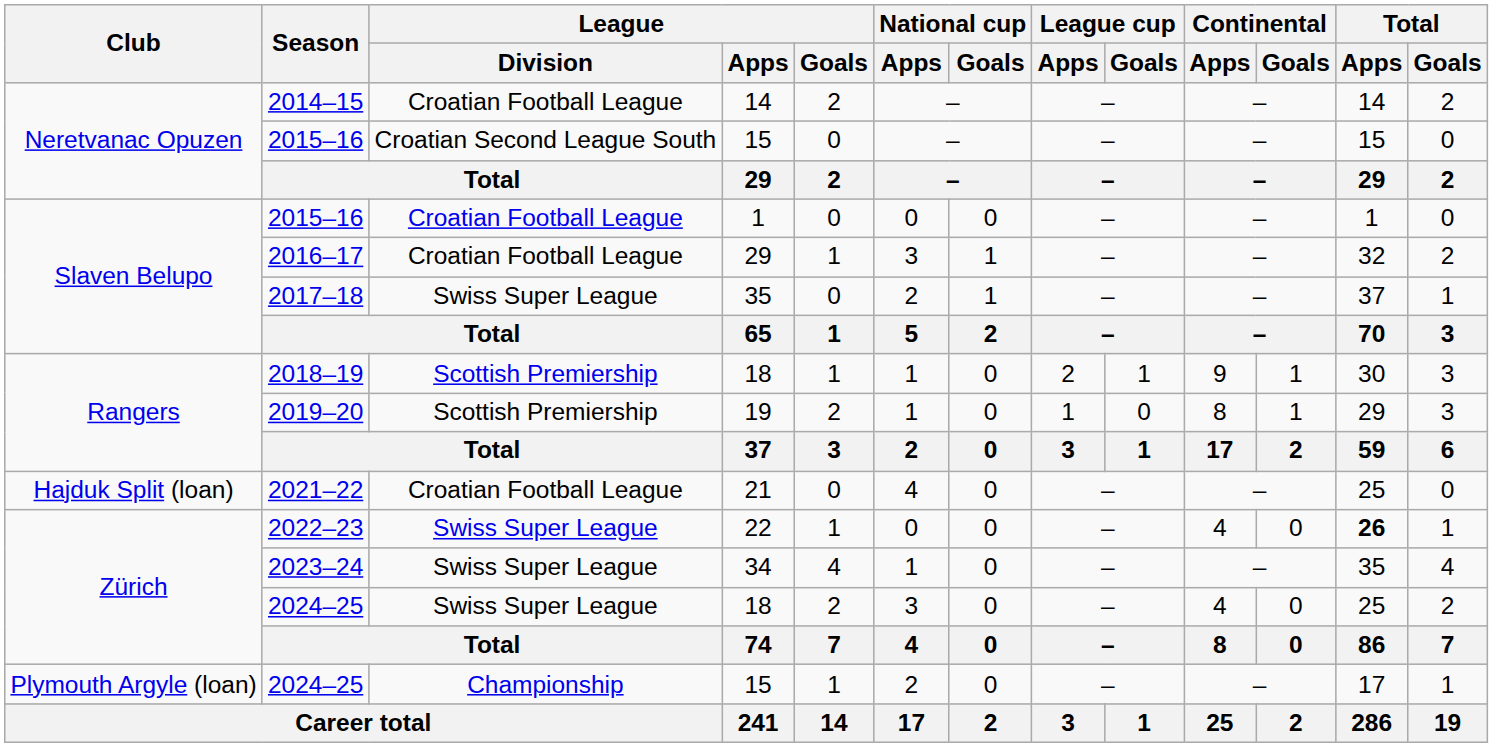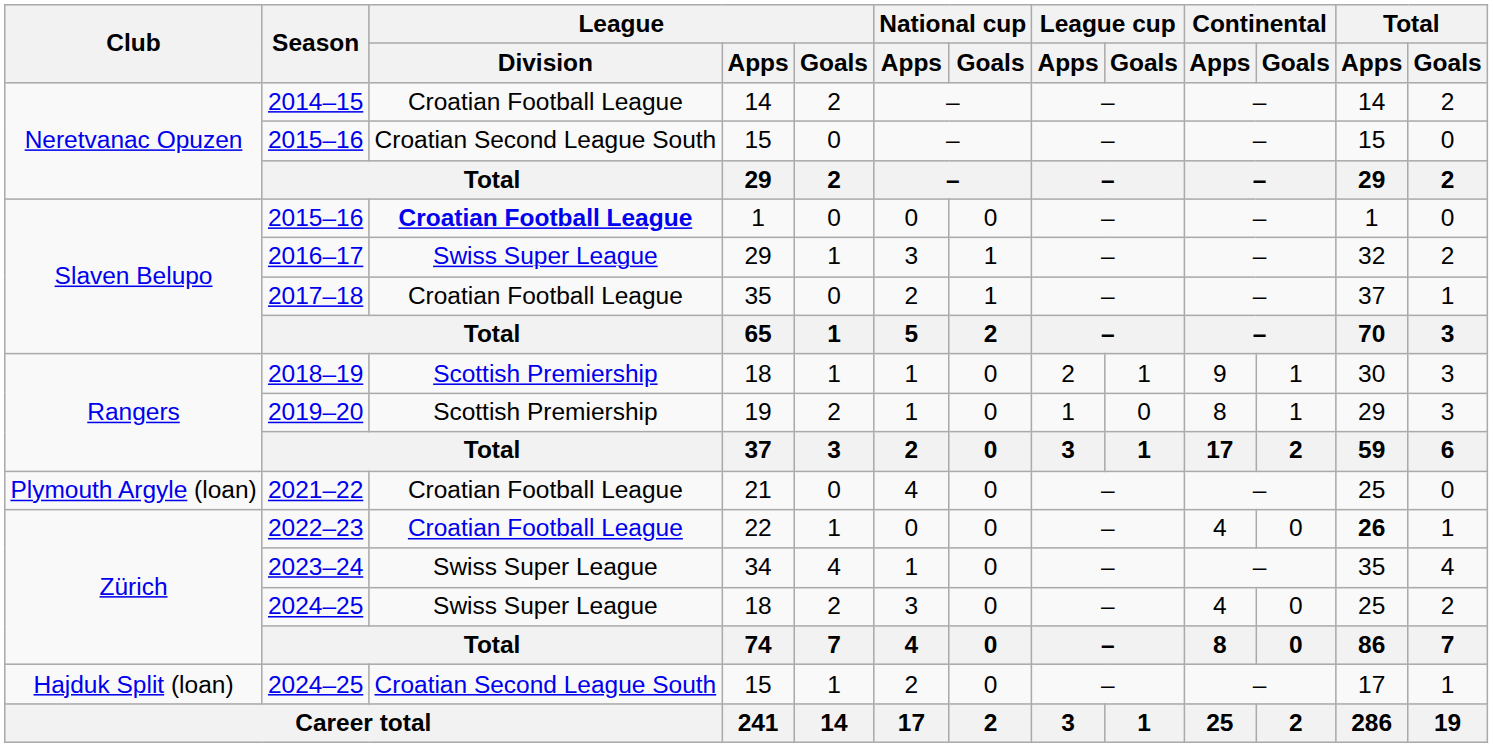(545, 218) normal -> (545, 218) bold
(545, 256) Croatian Football League -> (545, 256) Swiss Super League
(545, 295) Swiss Super League -> (545, 295) Croatian Football League
(134, 489) Hajduk Split (loan) -> (134, 489) Plymouth Argyle (loan)
(545, 528) Swiss Super League -> (545, 528) Croatian Football League
(134, 683) Plymouth Argyle (loan) -> (134, 683) Hajduk Split (loan)
(545, 683) Championship -> (545, 683) Croatian Second League South
